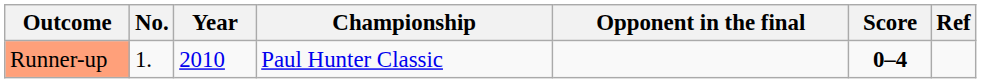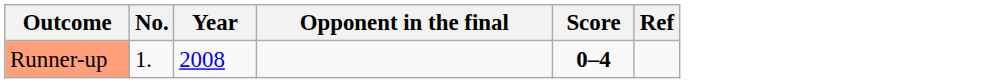- column: (404, 22)
(202, 58) 2010 -> (202, 58) 2008
